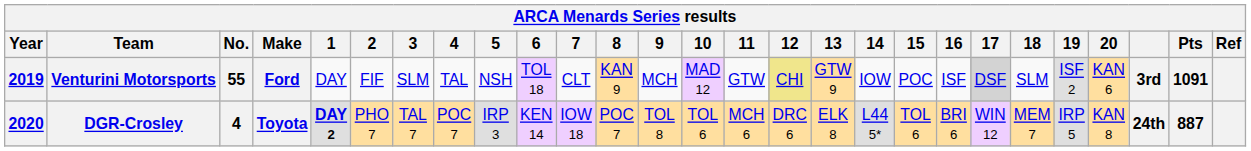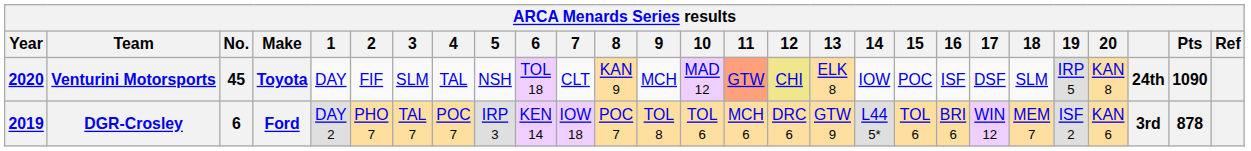(26, 79) 2019 -> (26, 79) 2020
(236, 79) 55 -> (236, 79) 45
(282, 79) Ford -> (282, 79) Toyota
(747, 79) no background -> (746, 79) lightsalmon background
(833, 79) GTW 9 -> (832, 79) ELK 8
(990, 79) lightgrey background -> (990, 79) no background
(1072, 79) ISF 2 -> (1071, 79) IRP 5
(1109, 79) KAN 6 -> (1108, 79) KAN 8
(1149, 79) 3rd -> (1148, 79) 24th
(1191, 79) 1091 -> (1190, 79) 1090
(26, 124) 2020 -> (26, 124) 2019
(236, 124) 4 -> (236, 124) 6
(282, 124) Toyota -> (282, 124) Ford
(331, 124) bold -> (331, 123) normal
(833, 123) ELK 8 -> (832, 123) GTW 9
(1072, 123) IRP 5 -> (1071, 123) ISF 2
(1109, 123) KAN 8 -> (1108, 123) KAN 6
(1149, 124) 24th -> (1148, 124) 3rd
(1190, 124) 887 -> (1190, 124) 878
